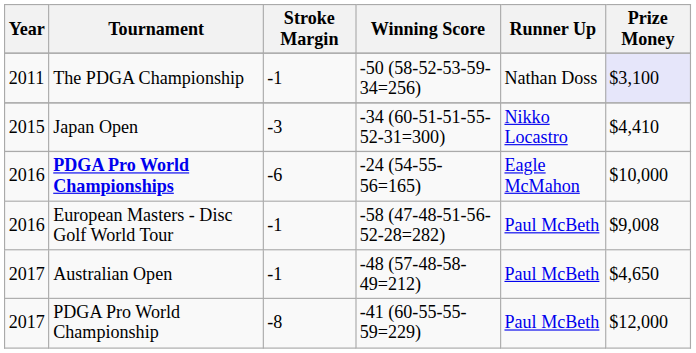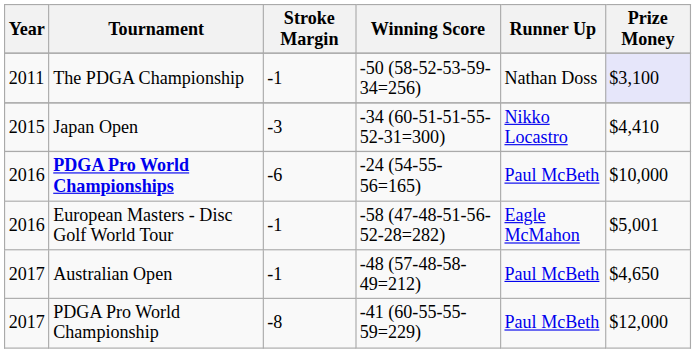(542, 176) Eagle McMahon -> (552, 176) Paul McBeth
(552, 225) Paul McBeth -> (542, 225) Eagle McMahon
(634, 225) $9,008 -> (634, 225) $5,001
